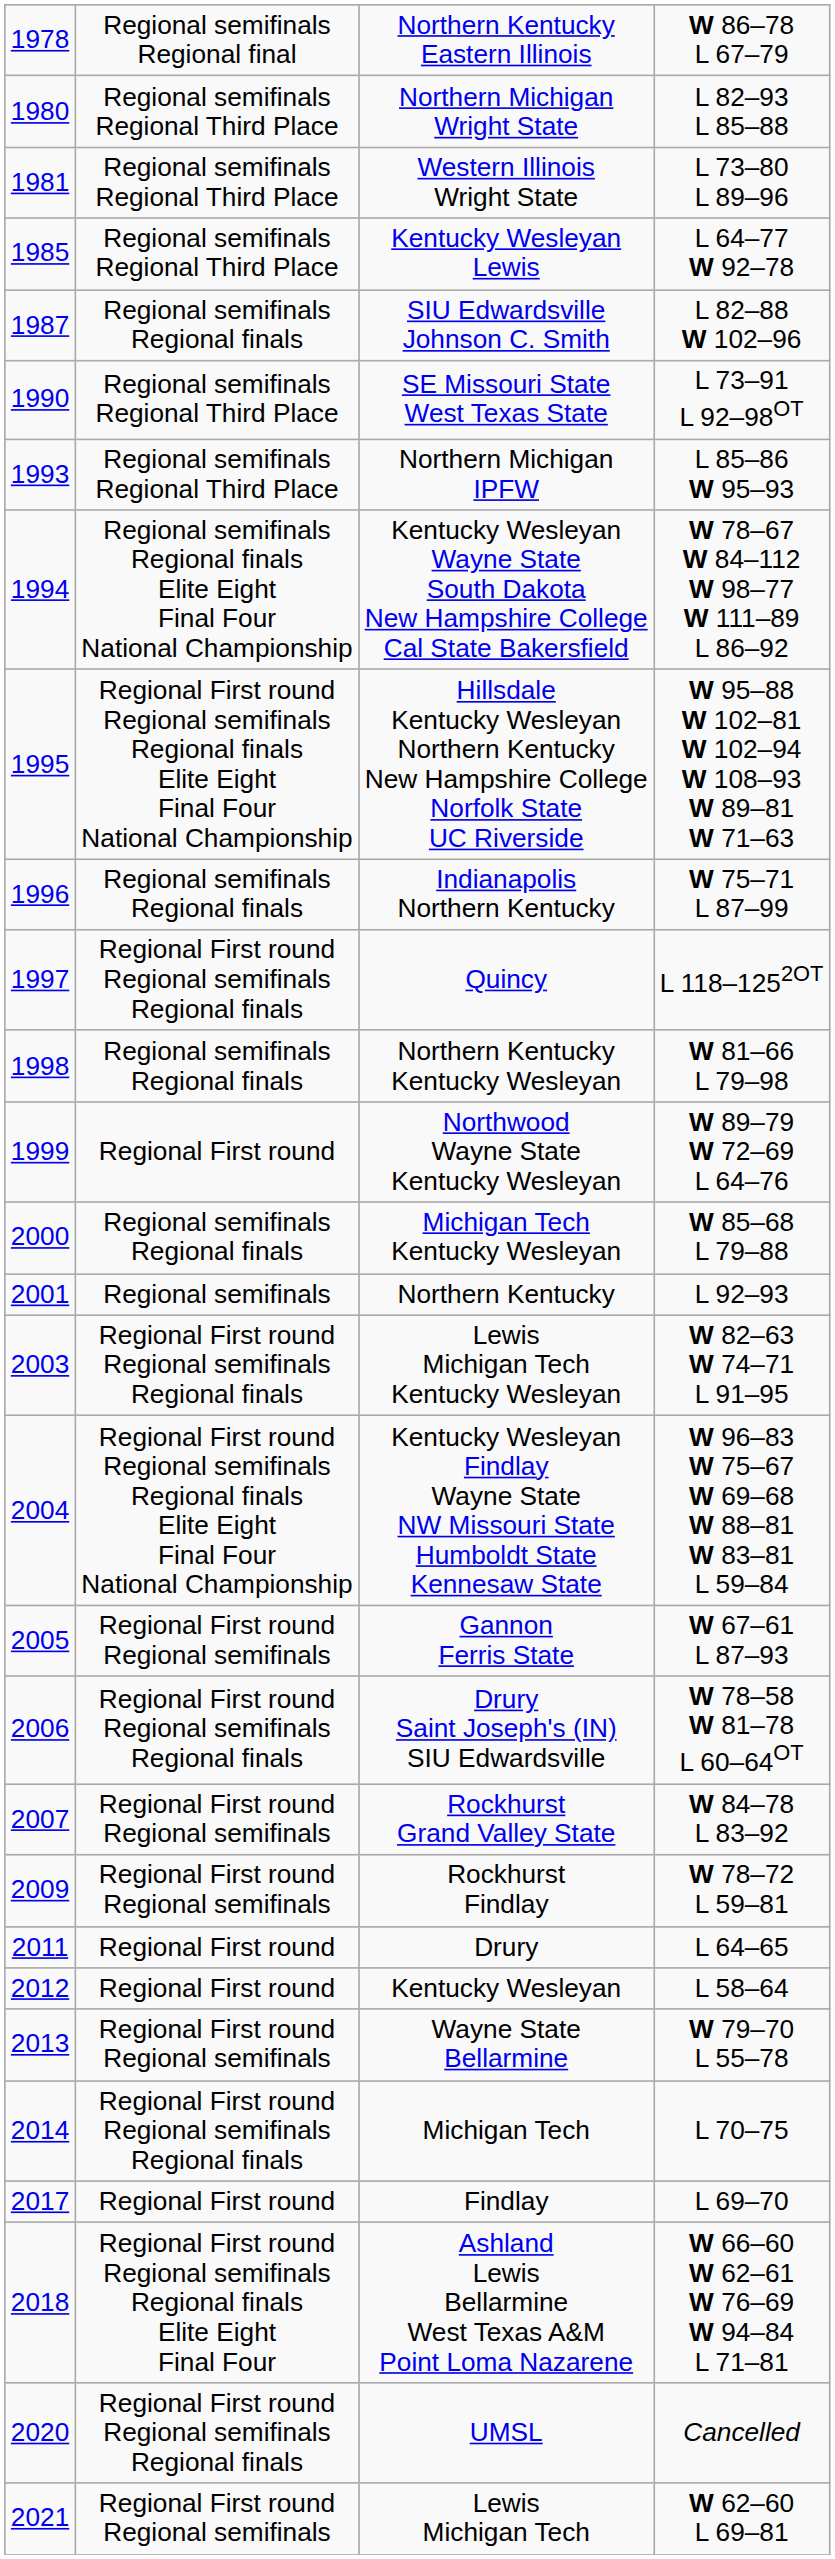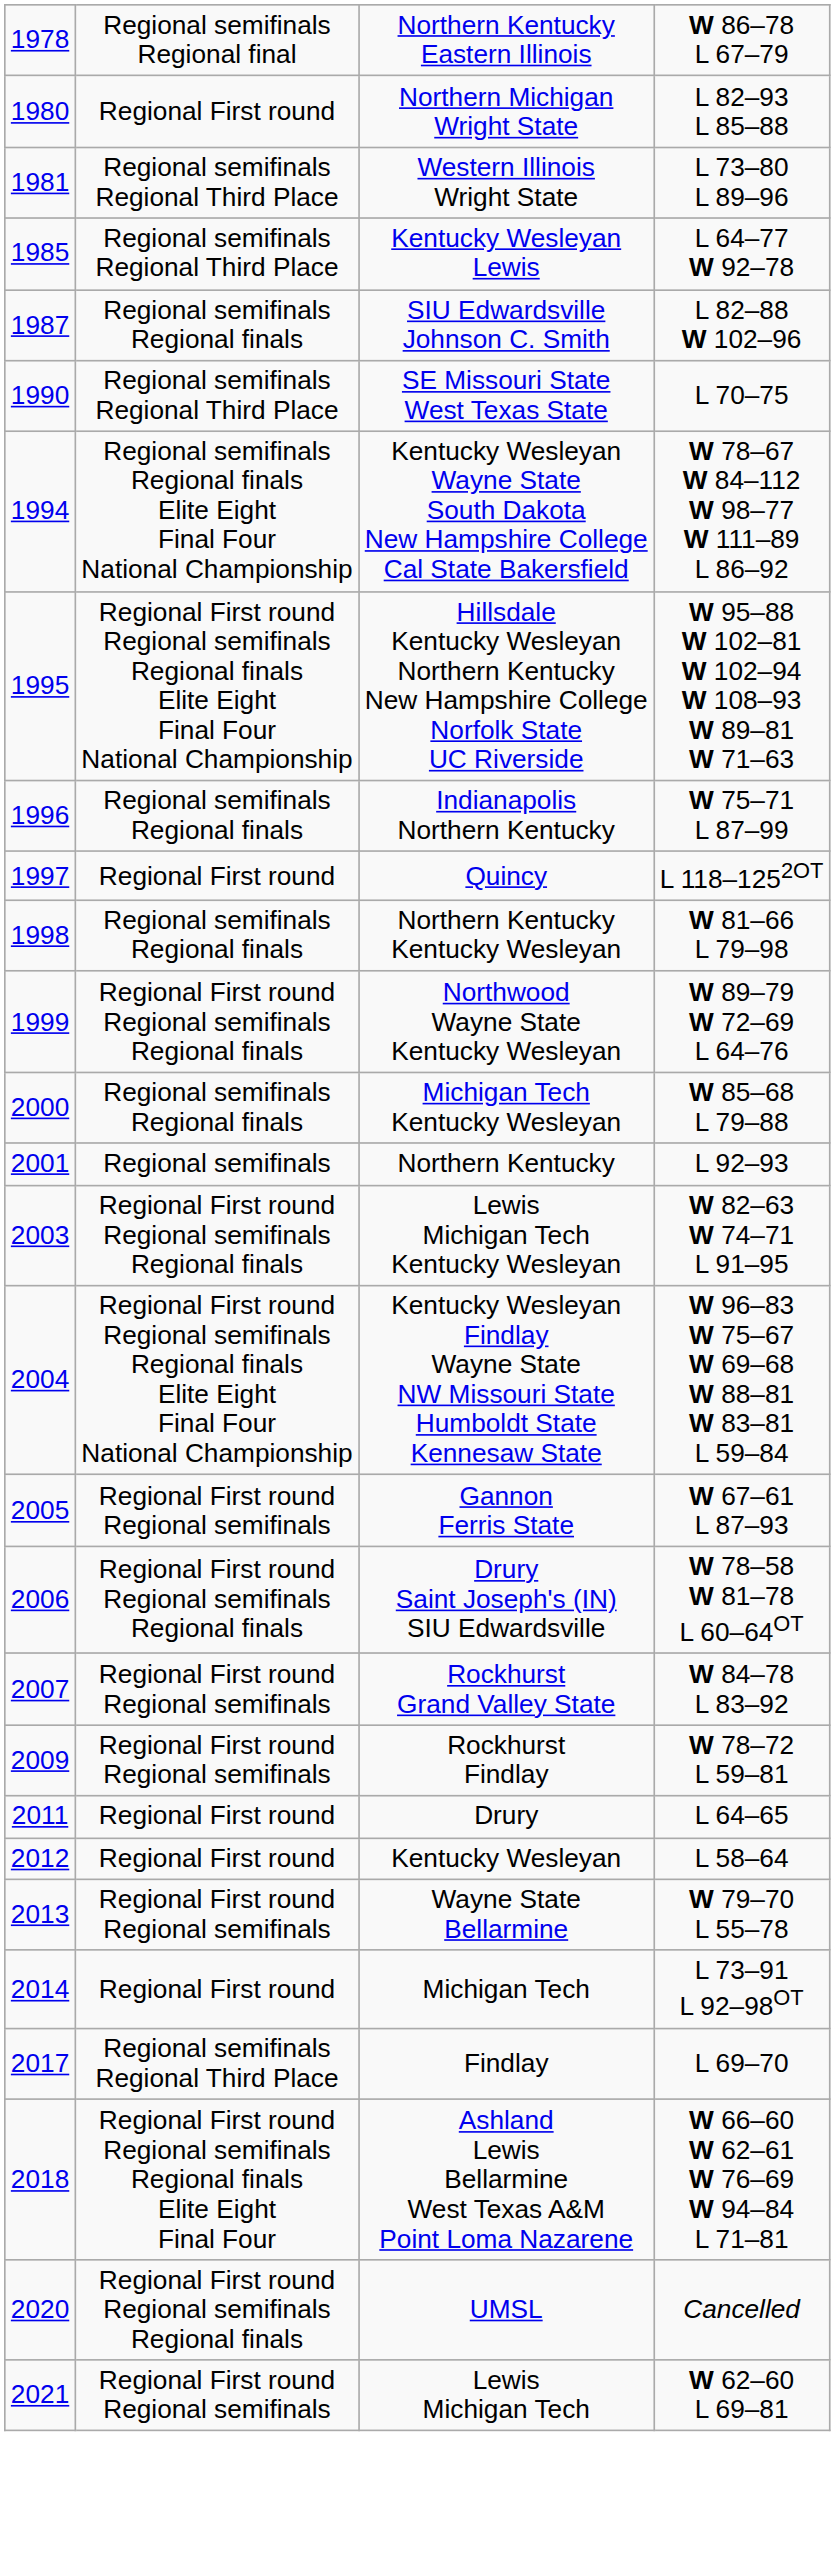(217, 111) Regional semifinals Regional Third Place -> (217, 111) Regional First round
(742, 399) L 73–91 L 92–98OT -> (742, 395) L 70–75
- row: (506, 473)
(217, 979) Regional First round Regional semifinals Regional finals -> (217, 875) Regional First round
(217, 1151) Regional First round -> (217, 1021) Regional First round Regional semifinals Regional finals
(217, 2130) Regional First round Regional semifinals Regional finals -> (217, 1989) Regional First round
(742, 2130) L 70–75 -> (742, 1989) L 73–91 L 92–98OT
(217, 2201) Regional First round -> (217, 2063) Regional semifinals Regional Third Place
